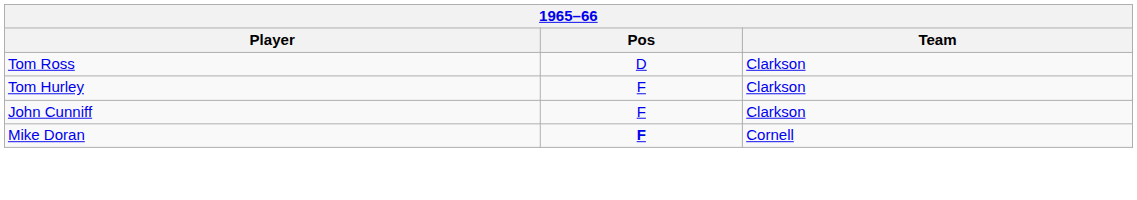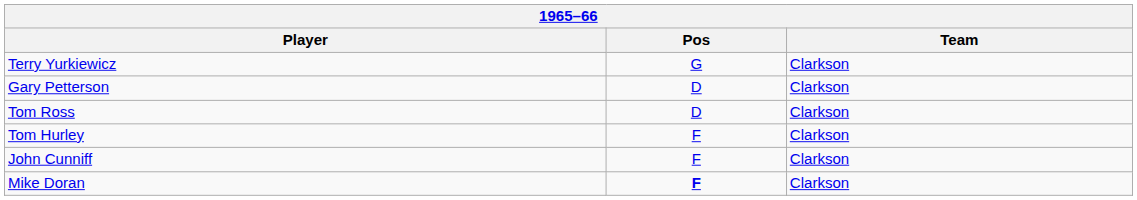+ row: (62, 64)
+ row: (59, 87)
(770, 135) Cornell -> (819, 183) Clarkson
